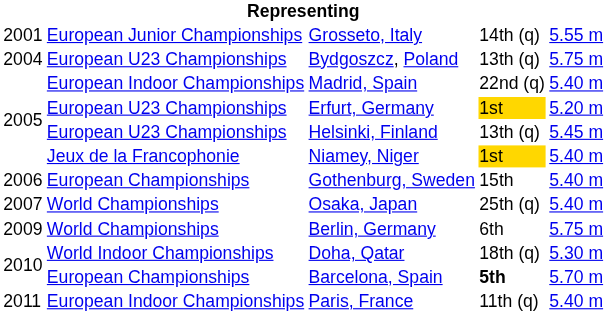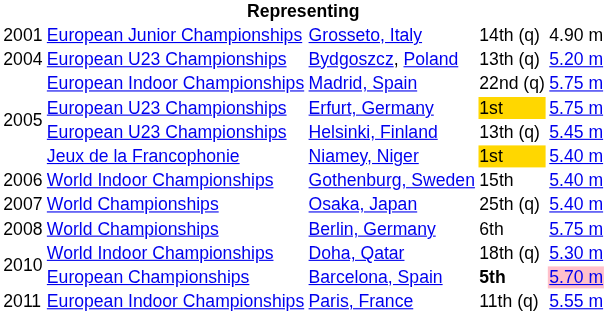(576, 35) 5.55 m -> (576, 35) 4.90 m
(576, 59) 5.75 m -> (576, 59) 5.20 m
(576, 83) 5.40 m -> (576, 83) 5.75 m
(576, 107) 5.20 m -> (576, 107) 5.75 m
(148, 180) European Championships -> (160, 180) World Indoor Championships
(23, 228) 2009 -> (23, 228) 2008
(576, 277) no background -> (576, 277) pink background
(576, 301) 5.40 m -> (576, 301) 5.55 m
